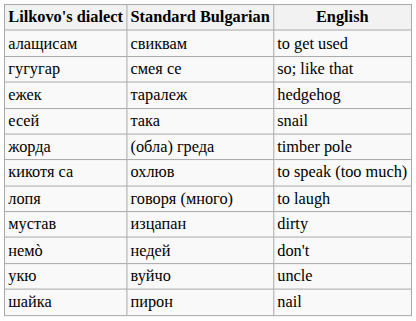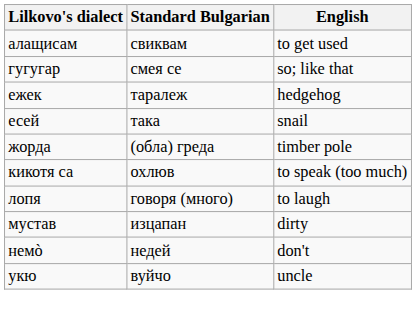- row: (30, 302)
